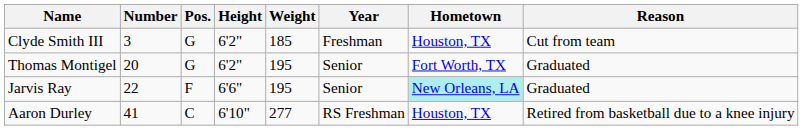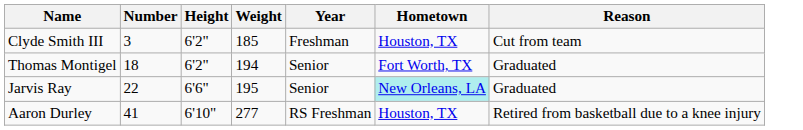- column: (198, 16)
(131, 64) 20 -> (131, 64) 18
(280, 64) 195 -> (247, 64) 194
